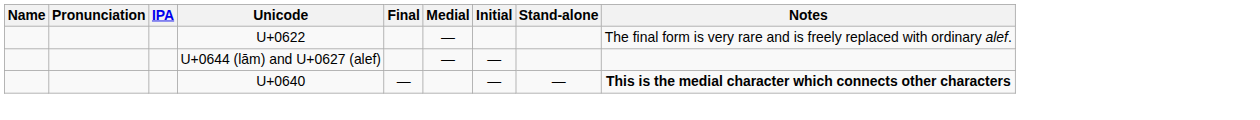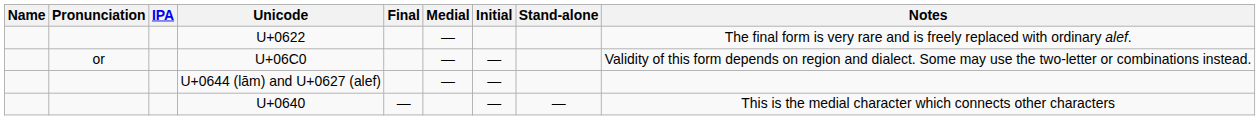+ row: (281, 59)
(808, 81) bold -> (928, 103) normal
